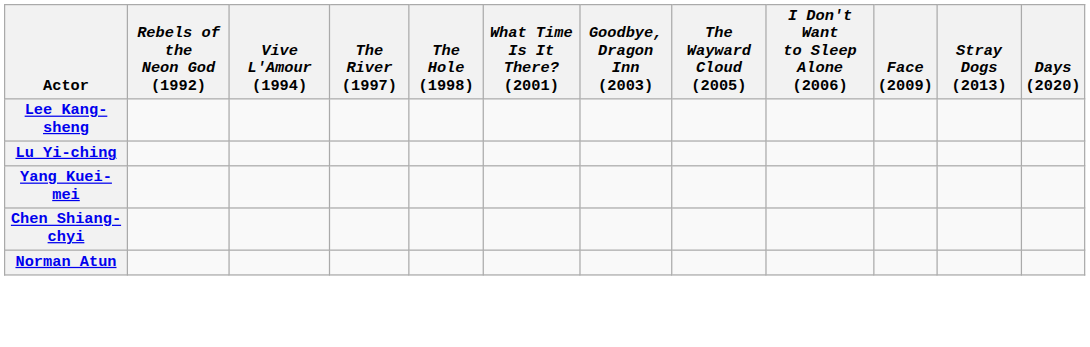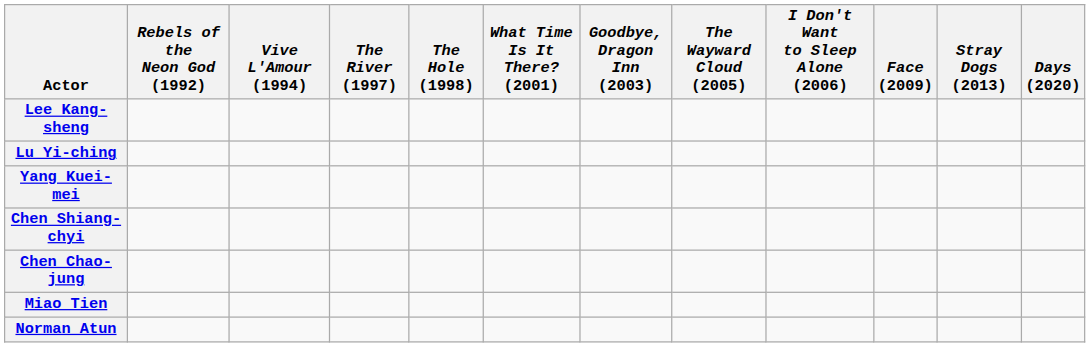+ row: (66, 271)
+ row: (66, 305)
